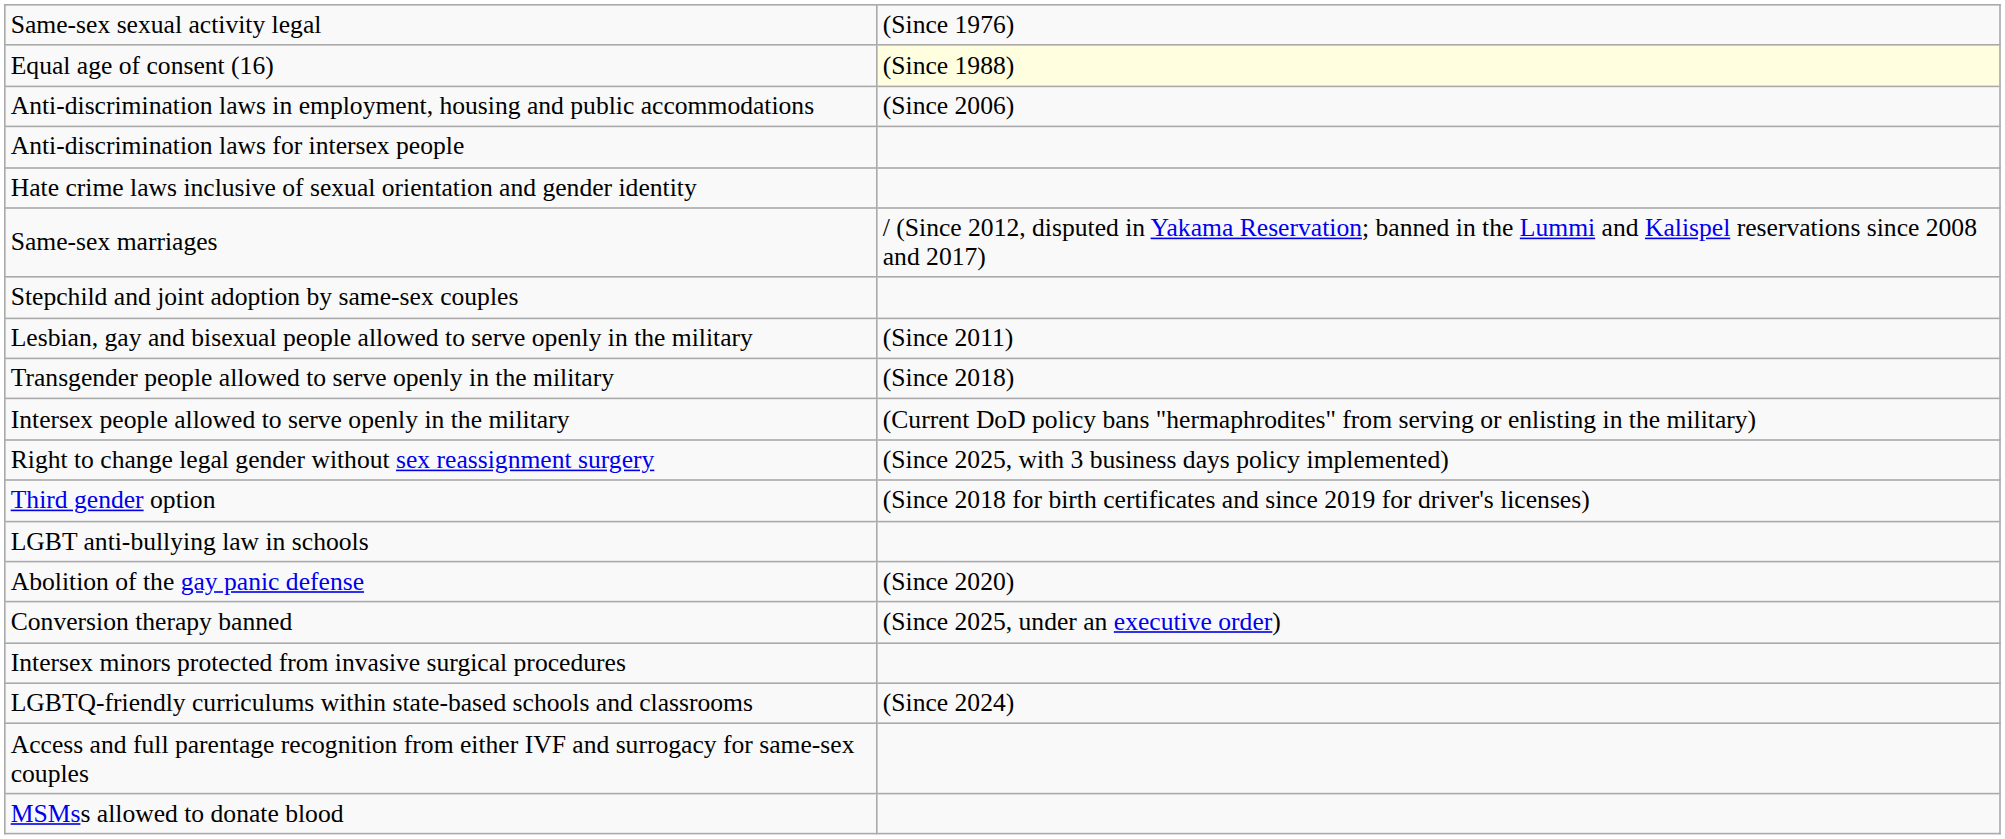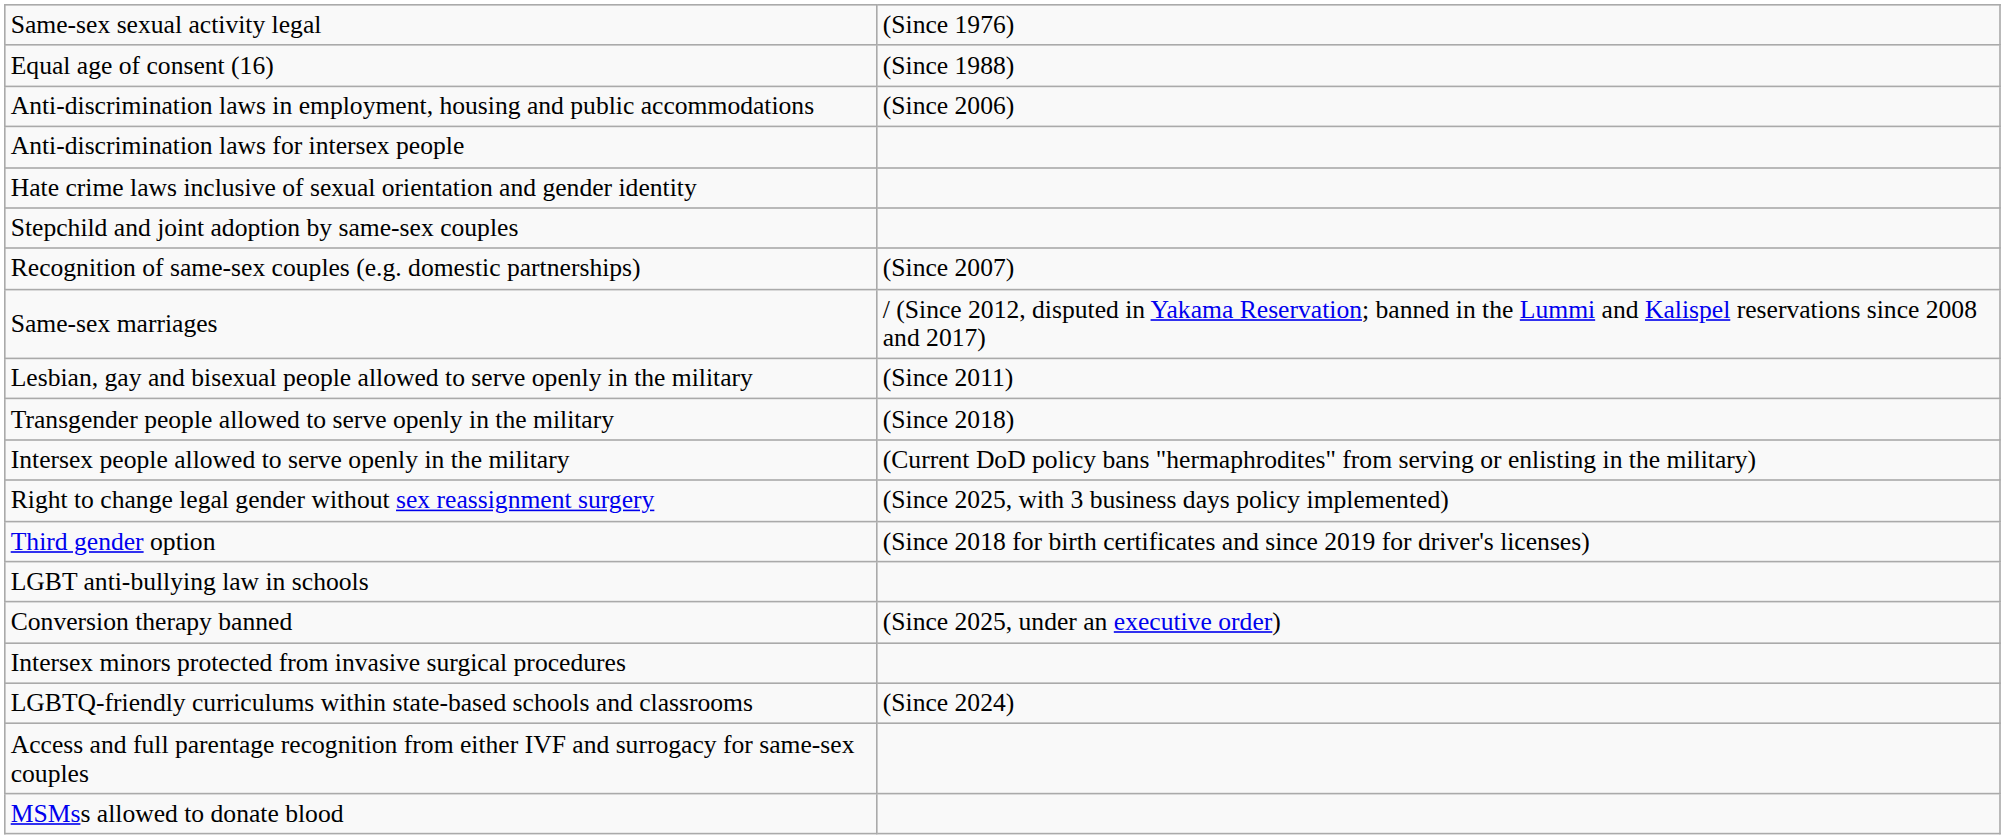(949, 65) lightyellow background -> (949, 65) no background
rows swapped: (114, 242) <-> (265, 297)
+ row: (326, 268)
- row: (187, 581)
